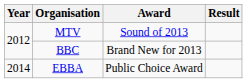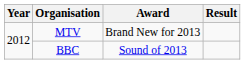(154, 31) Sound of 2013 -> (153, 31) Brand New for 2013
(154, 50) Brand New for 2013 -> (153, 50) Sound of 2013
- row: (68, 68)
